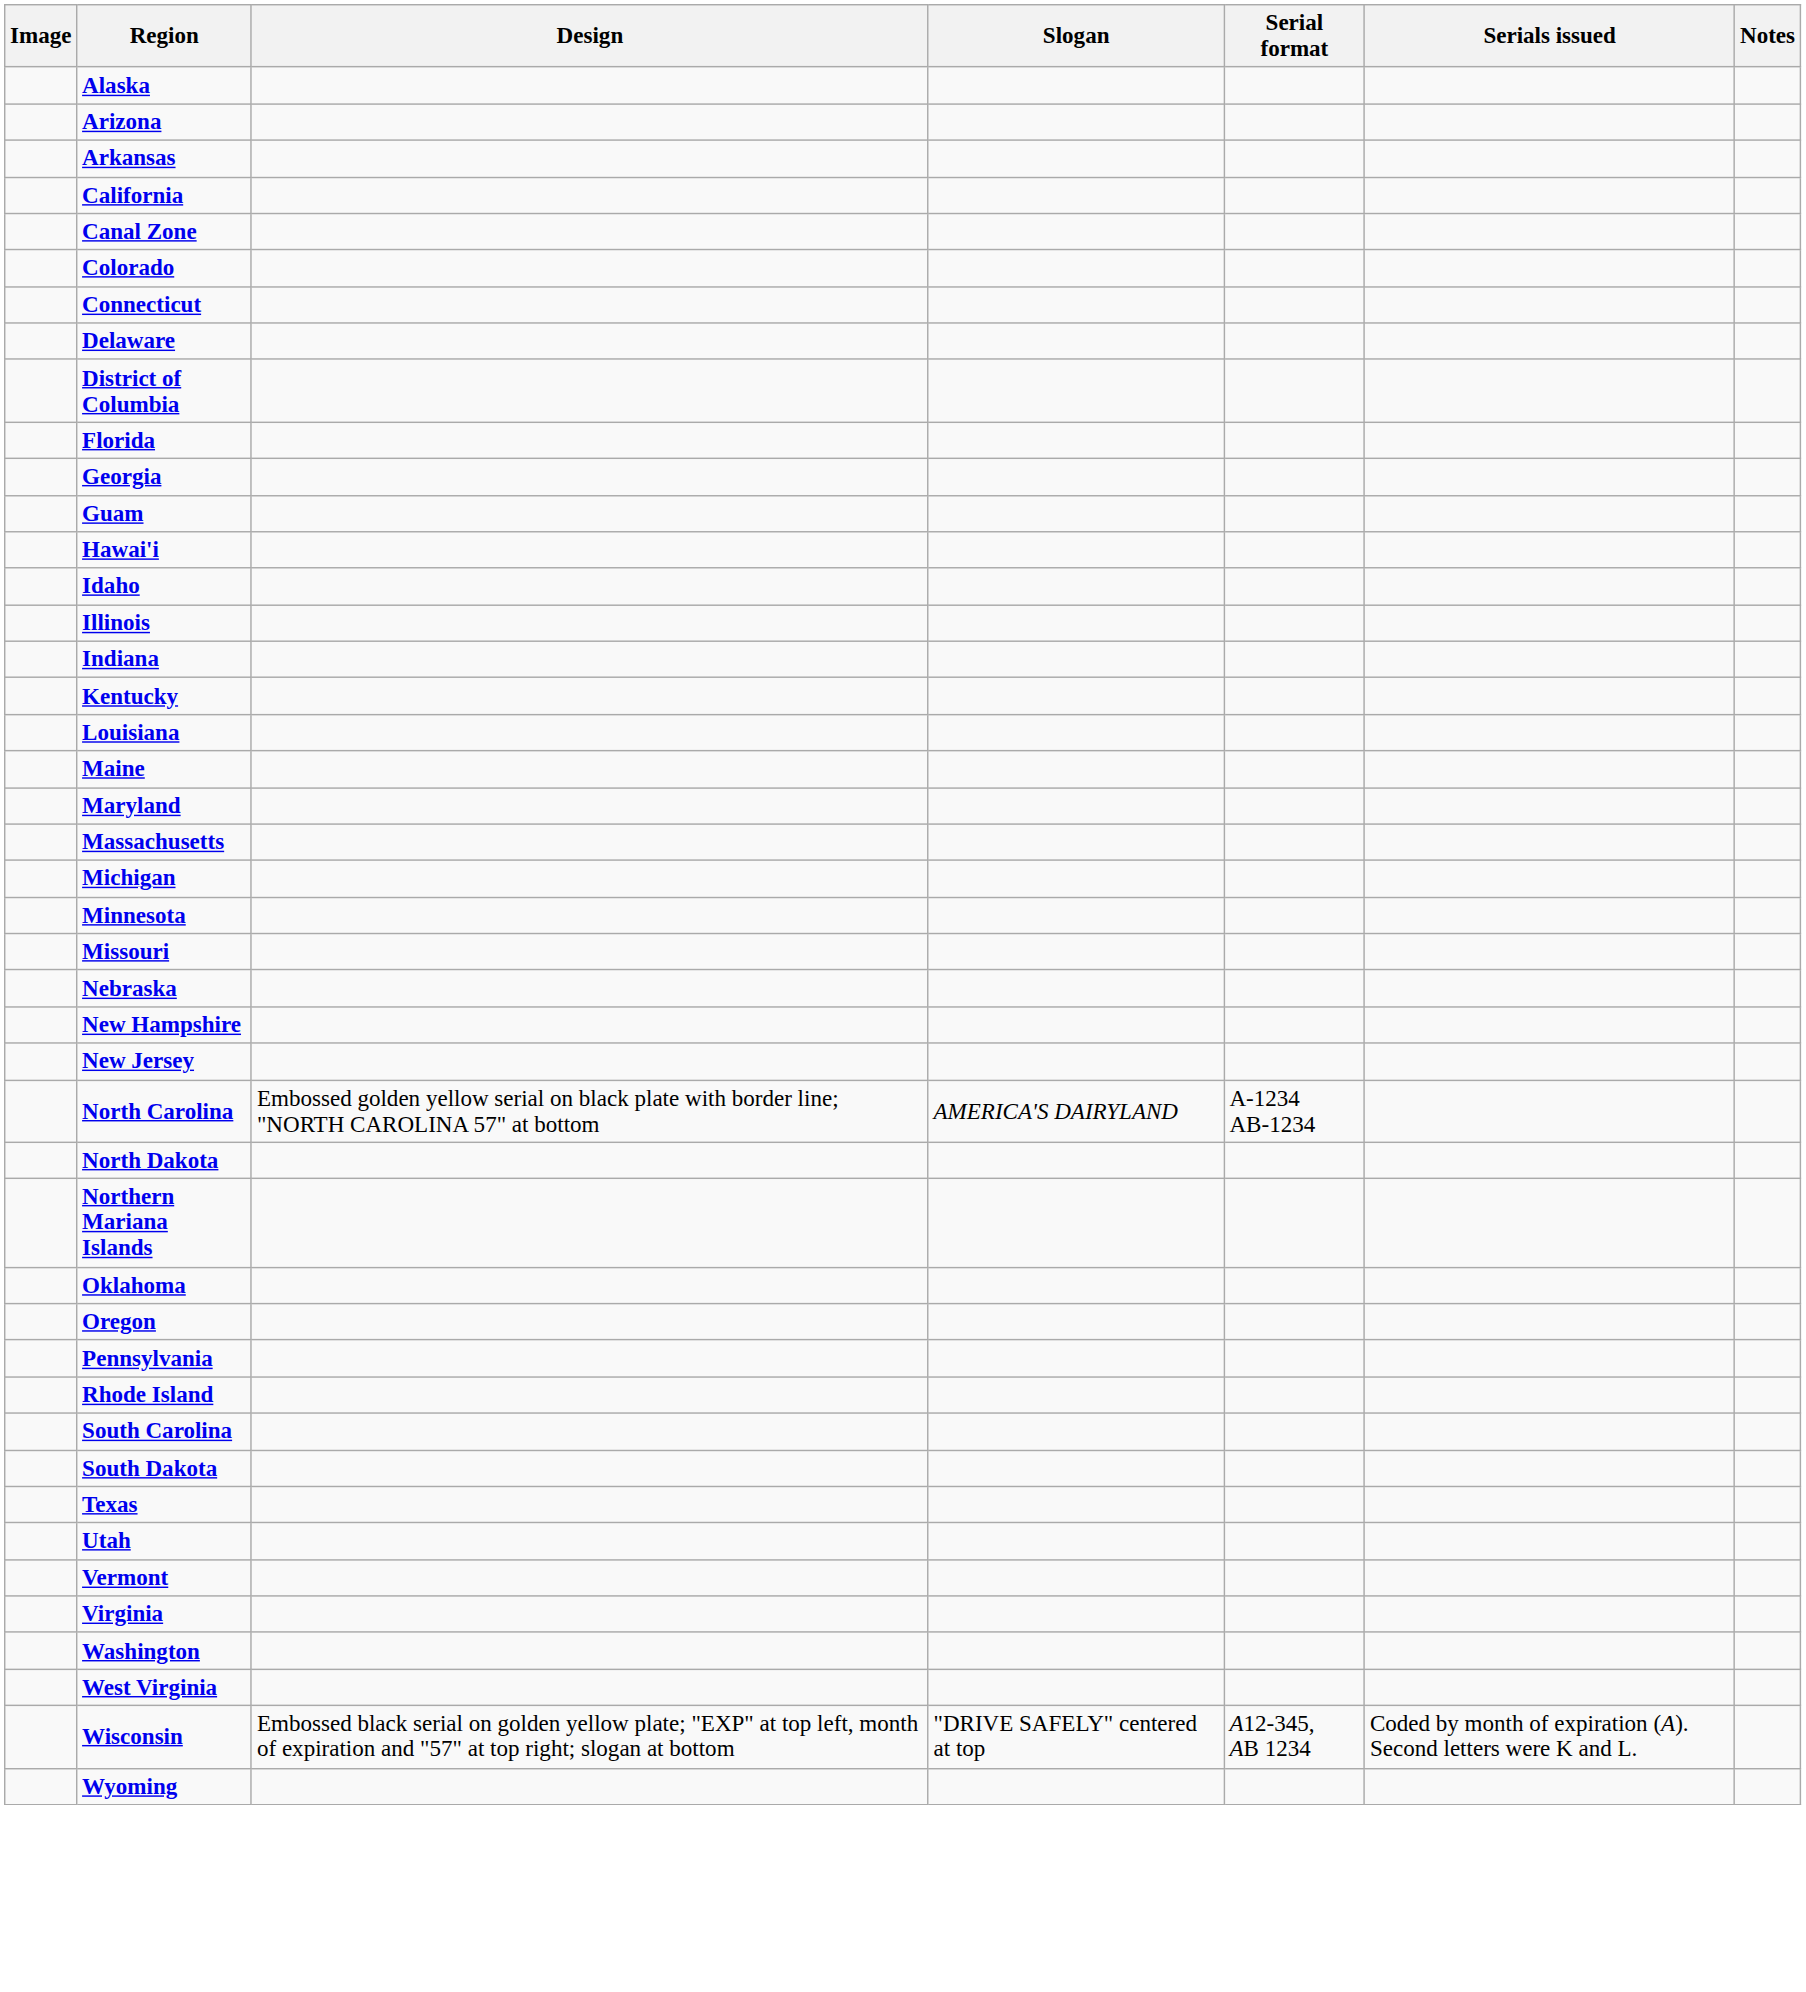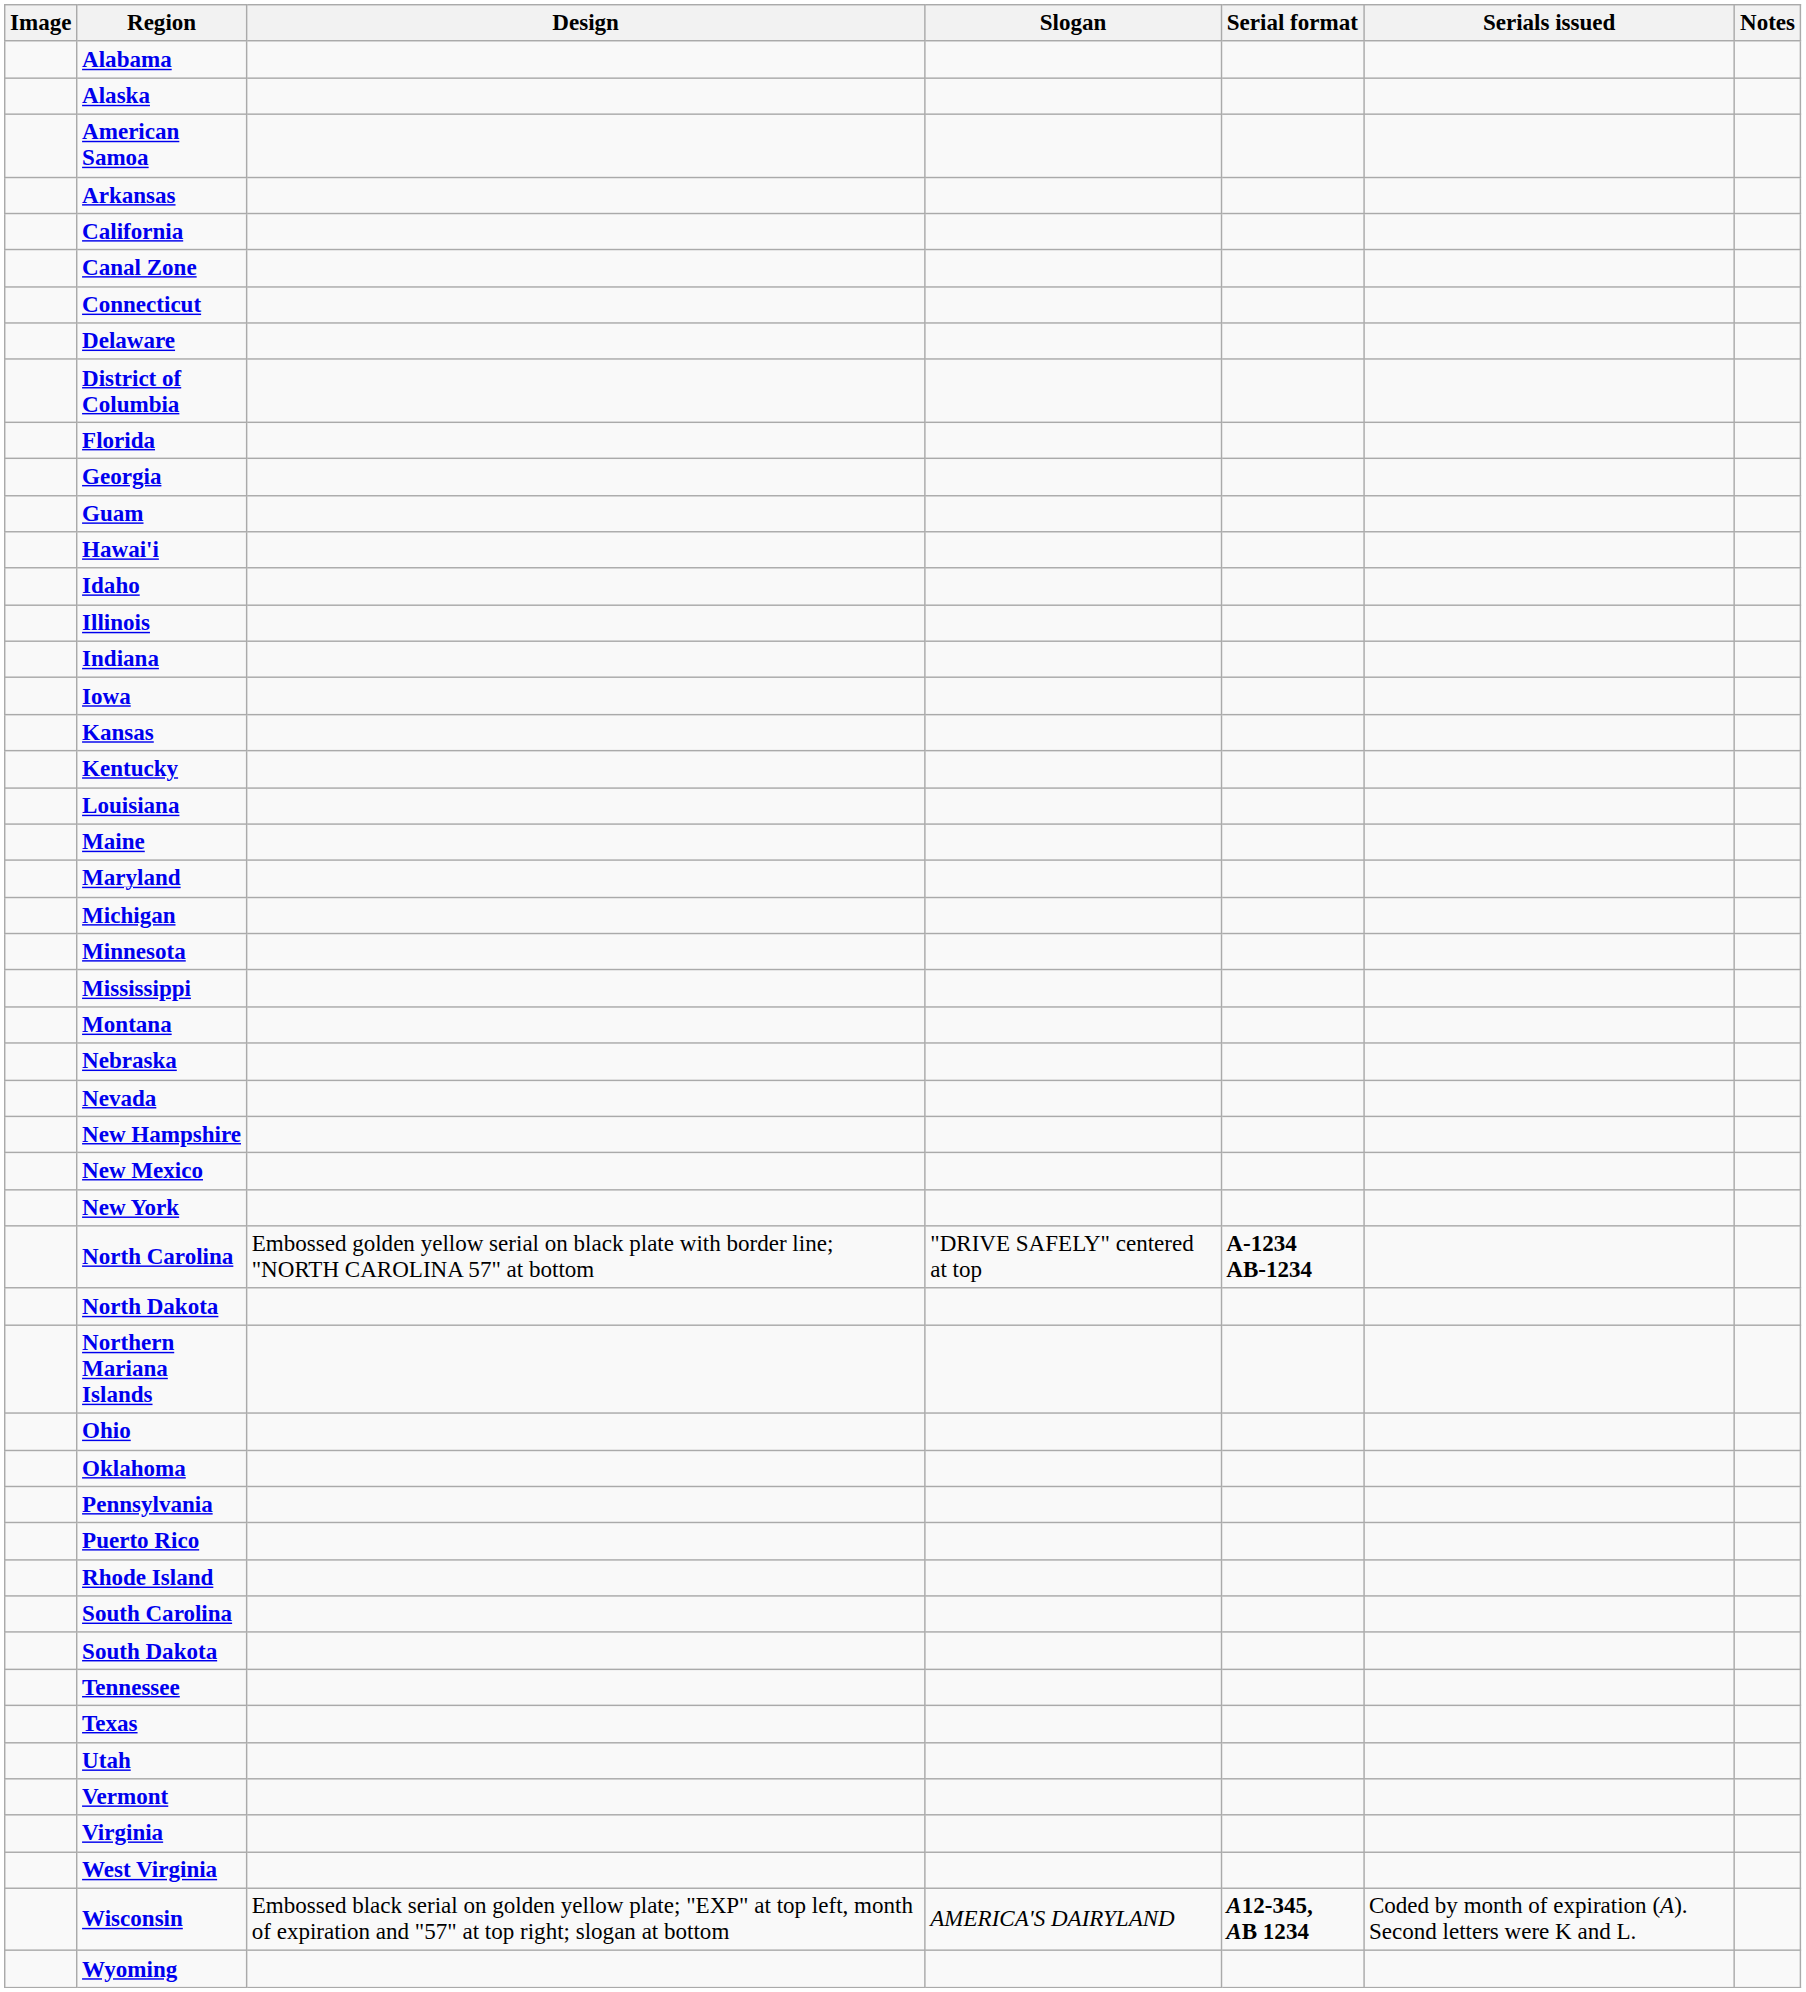+ row: (127, 59)
+ row: (131, 145)
- row: (122, 121)
- row: (128, 267)
+ row: (106, 695)
+ row: (118, 732)
- row: (153, 841)
+ row: (137, 988)
- row: (126, 951)
+ row: (127, 1024)
+ row: (119, 1097)
- row: (138, 1061)
+ row: (143, 1170)
+ row: (131, 1207)
(1056, 1110) AMERICA'S DAIRYLAND -> (1062, 1256) "DRIVE SAFELY" centered at top
(1272, 1110) normal -> (1269, 1256) bold
+ row: (106, 1431)
- row: (119, 1321)
+ row: (141, 1540)
+ row: (131, 1687)
- row: (141, 1650)
(1065, 1736) "DRIVE SAFELY" centered at top -> (1052, 1919) AMERICA'S DAIRYLAND
(1272, 1736) normal -> (1270, 1919) bold
